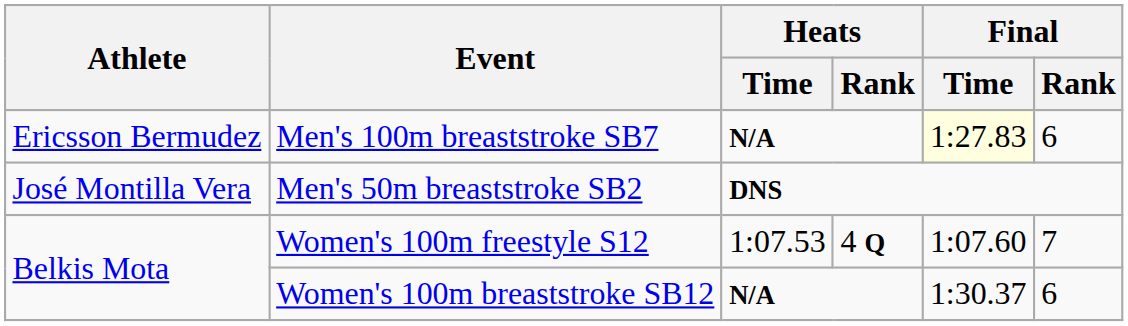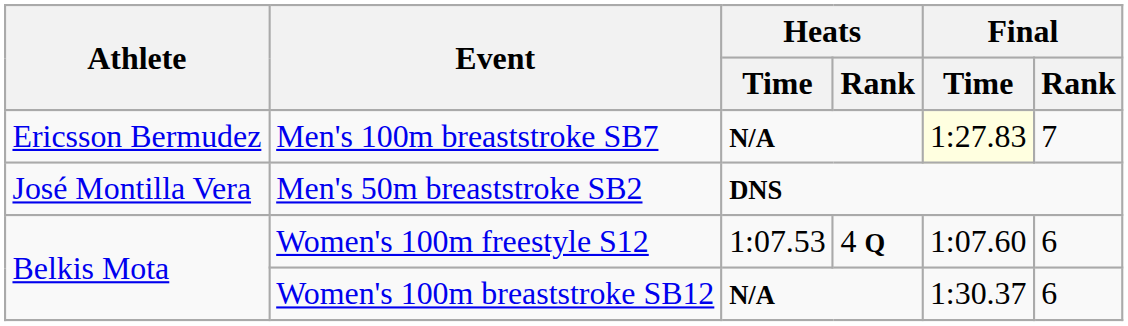(1049, 136) 6 -> (1049, 136) 7
(1049, 241) 7 -> (1049, 241) 6
